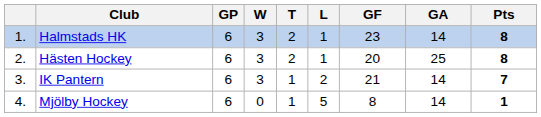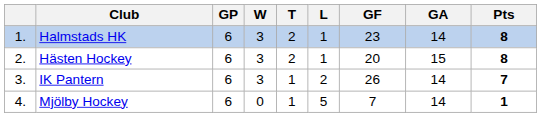(438, 58) 25 -> (438, 58) 15
(372, 79) 21 -> (372, 79) 26
(372, 101) 8 -> (372, 101) 7
